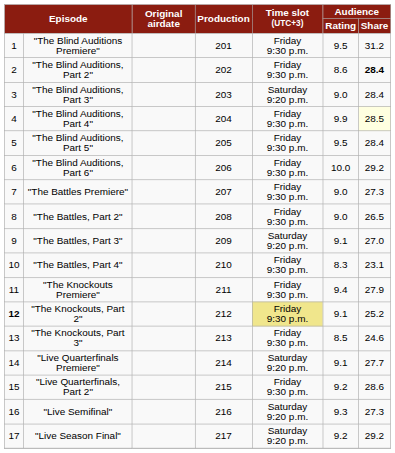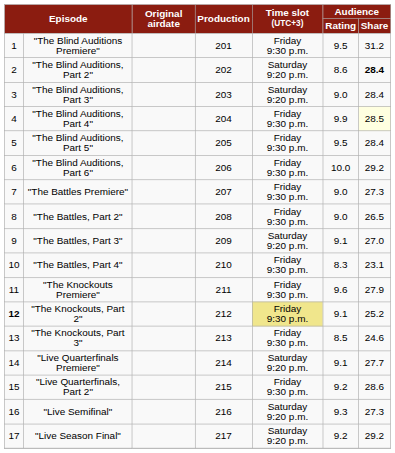(287, 70) Friday 9:30 p.m. -> (287, 70) Saturday 9:20 p.m.
(341, 289) 9.4 -> (341, 289) 9.6
